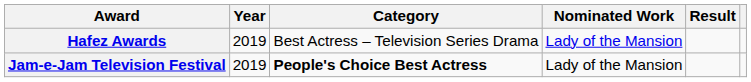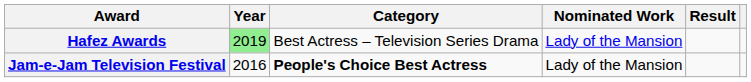(250, 40) no background -> (250, 40) lightgreen background
(250, 64) 2019 -> (250, 64) 2016
